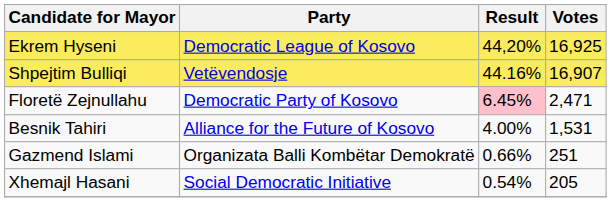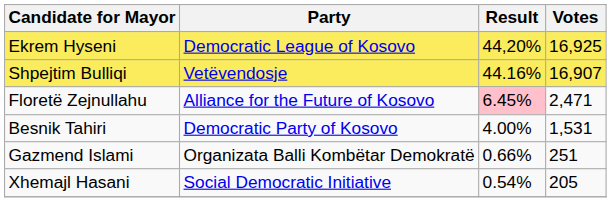(291, 100) Democratic Party of Kosovo -> (309, 100) Alliance for the Future of Kosovo
(309, 127) Alliance for the Future of Kosovo -> (291, 127) Democratic Party of Kosovo
